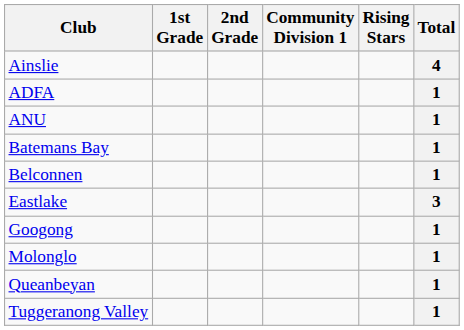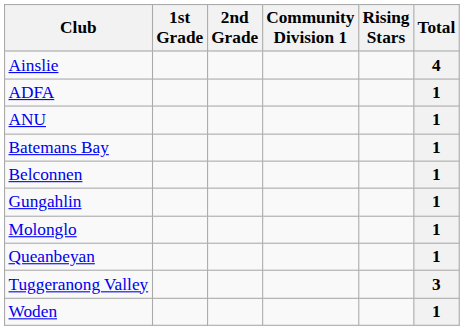- row: (38, 202)
- row: (41, 229)
+ row: (45, 202)
(436, 311) 1 -> (436, 284) 3
+ row: (33, 311)
